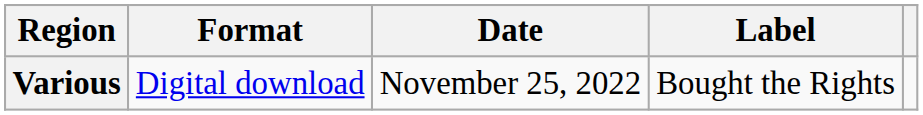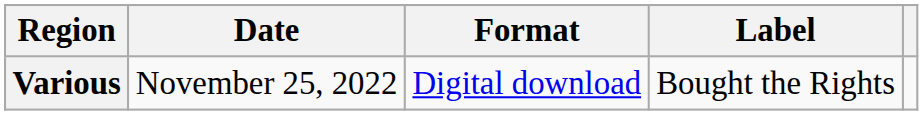columns swapped: (510, 30) <-> (250, 30)
